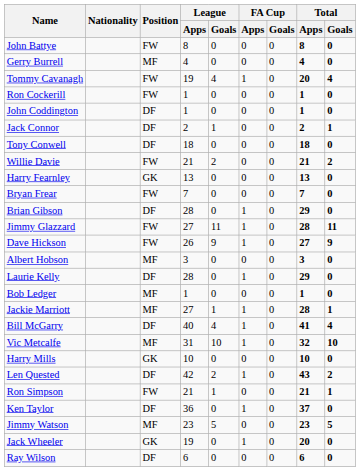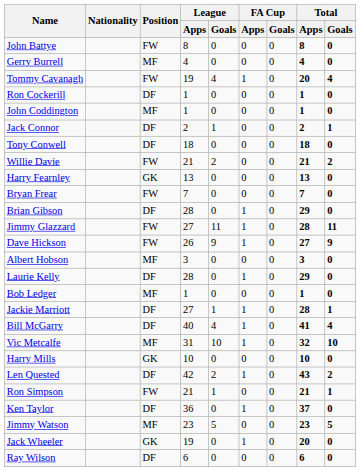(150, 95) FW -> (149, 95) DF
(149, 111) DF -> (150, 111) MF
(150, 309) MF -> (149, 309) DF
